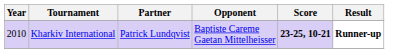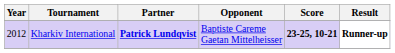(16, 34) 2010 -> (16, 34) 2012
(155, 34) normal -> (158, 34) bold
